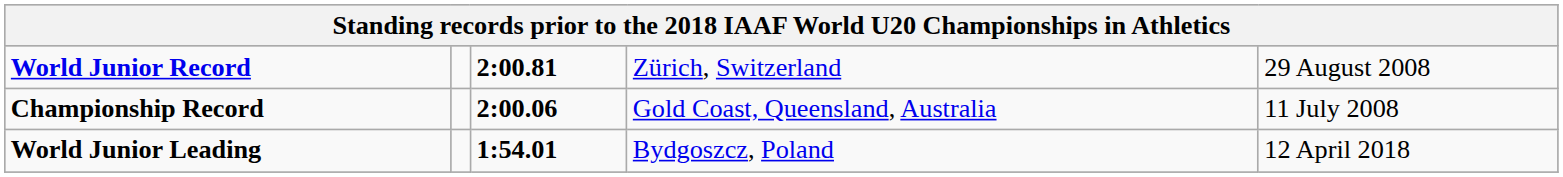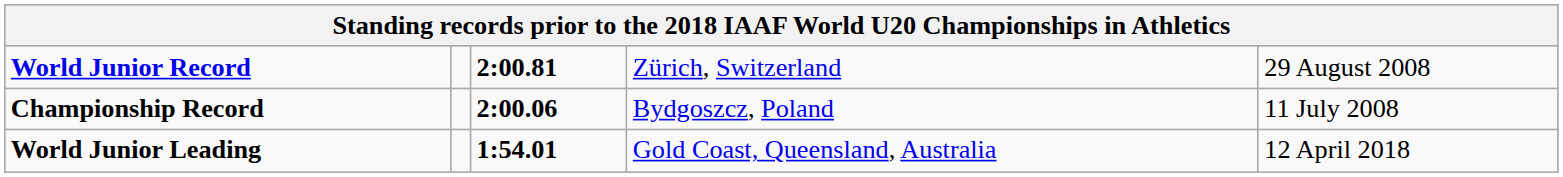(815, 108) Gold Coast, Queensland, Australia -> (733, 108) Bydgoszcz, Poland
(733, 150) Bydgoszcz, Poland -> (815, 150) Gold Coast, Queensland, Australia
